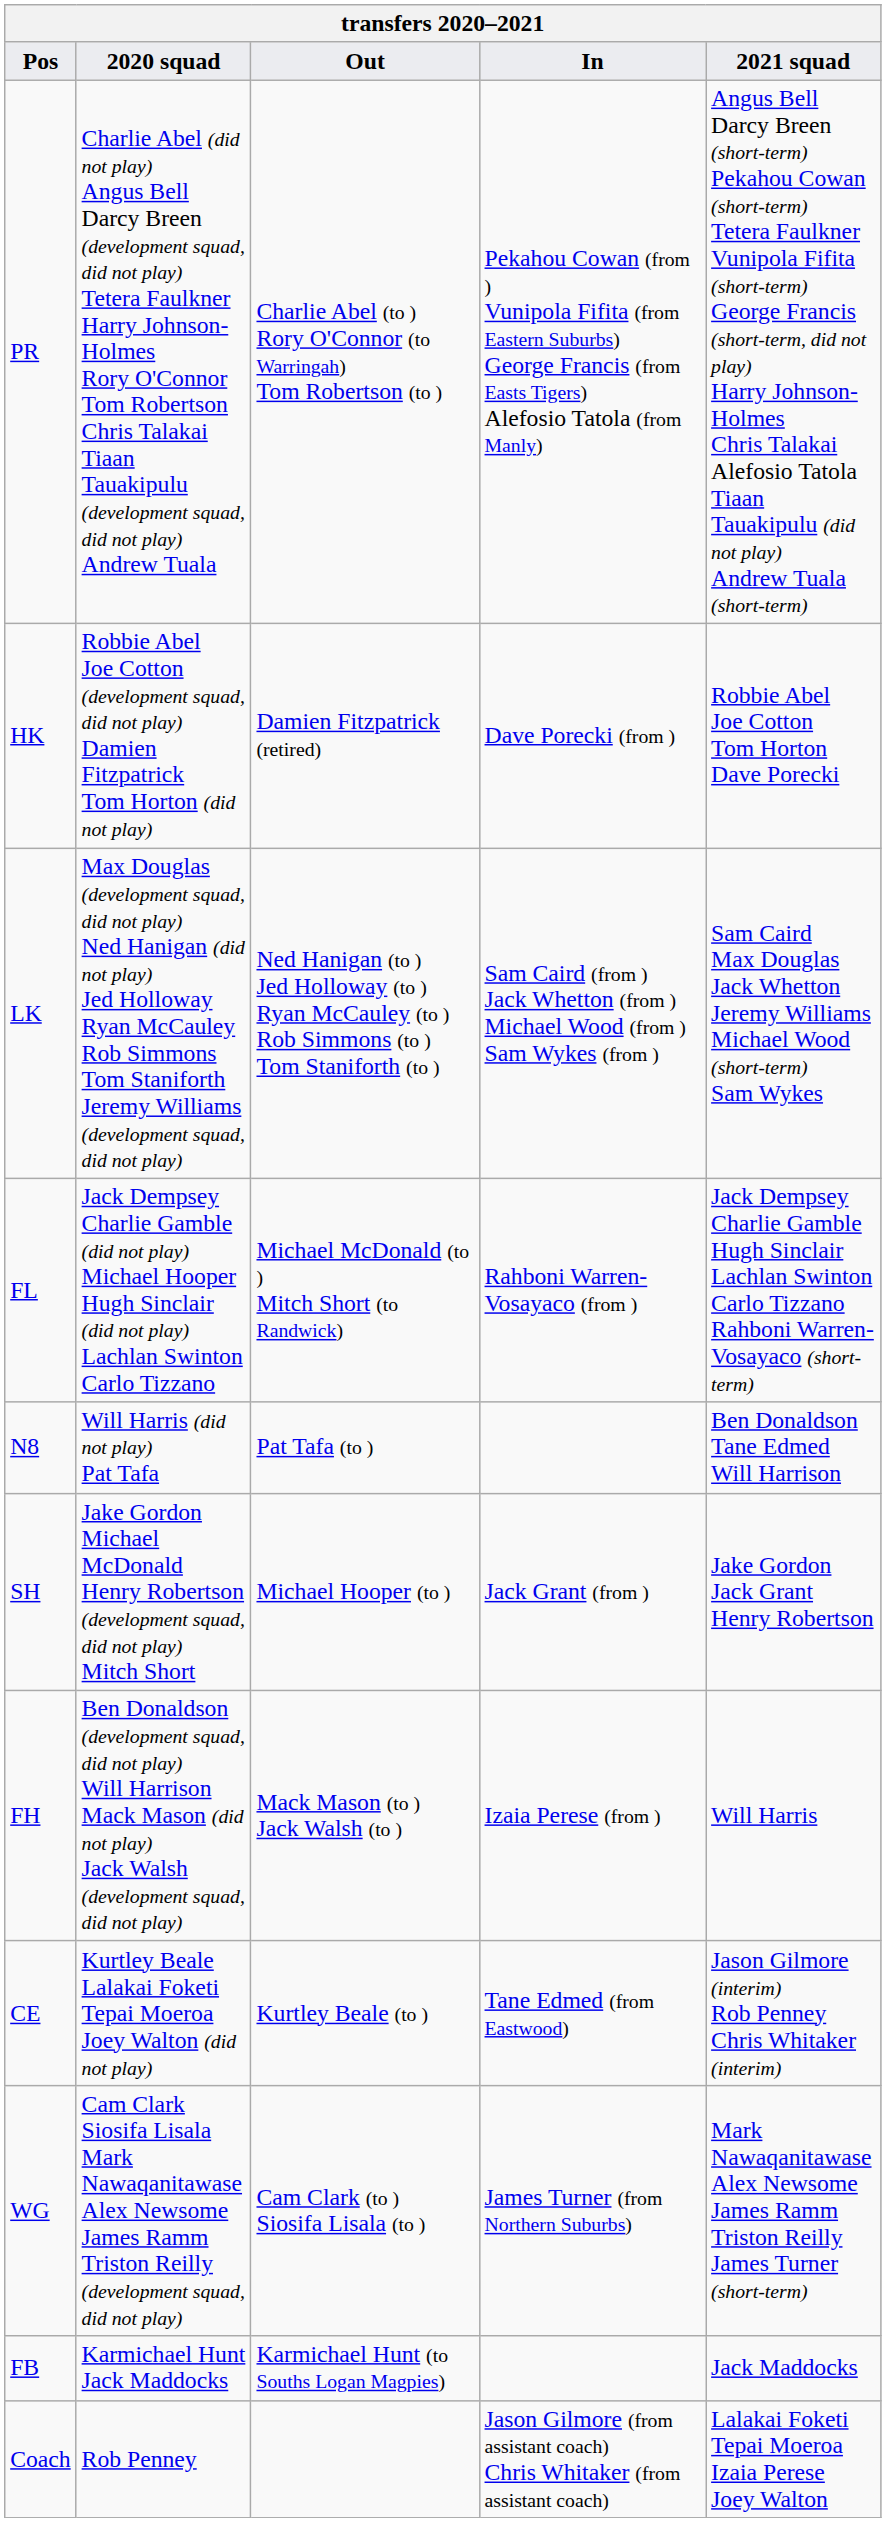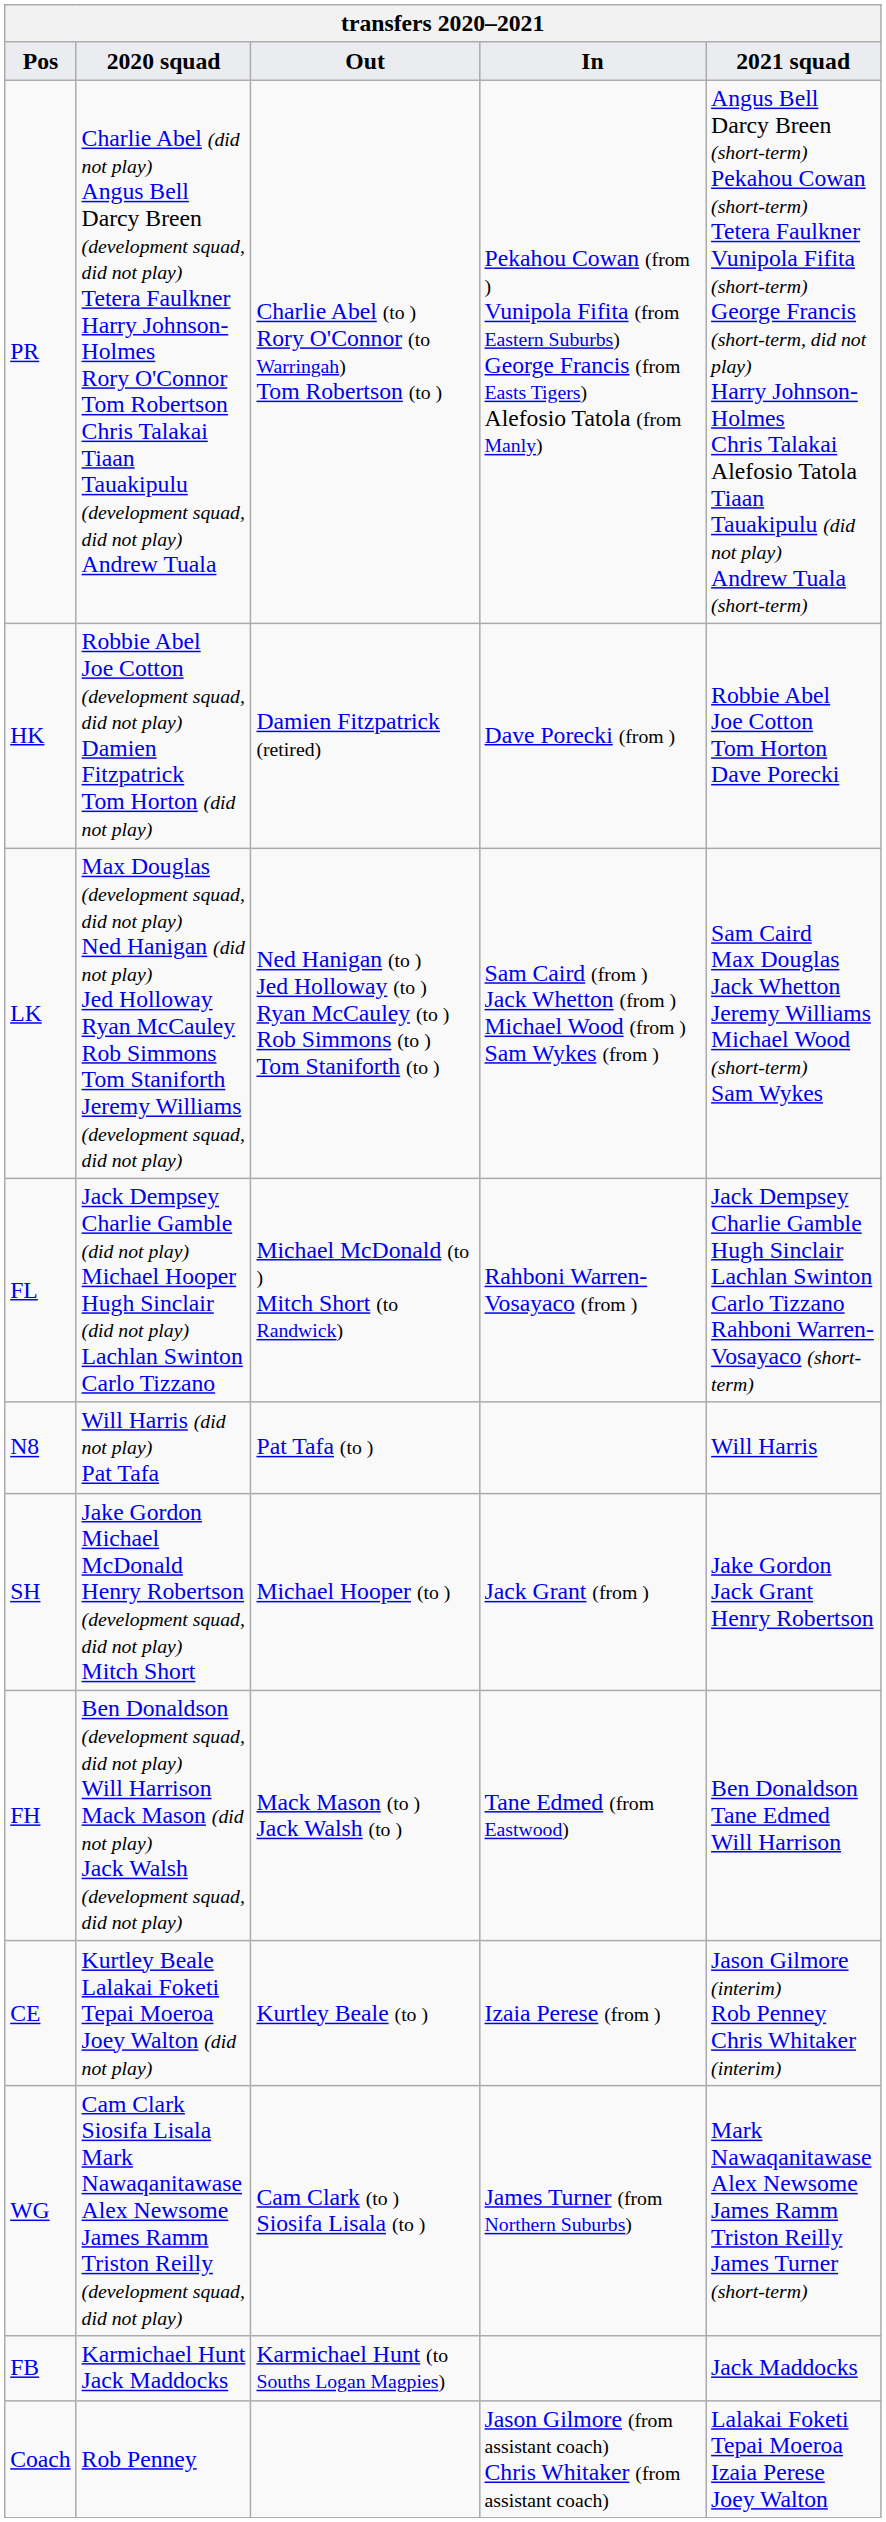(784, 1447) Ben Donaldson Tane Edmed Will Harrison -> (764, 1447) Will Harris
(573, 1815) Izaia Perese (from ) -> (569, 1815) Tane Edmed (from Eastwood)
(764, 1815) Will Harris -> (784, 1815) Ben Donaldson Tane Edmed Will Harrison
(569, 2012) Tane Edmed (from Eastwood) -> (573, 2012) Izaia Perese (from )
